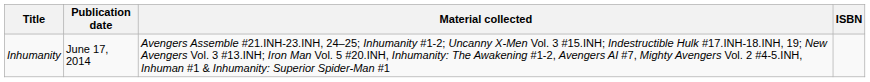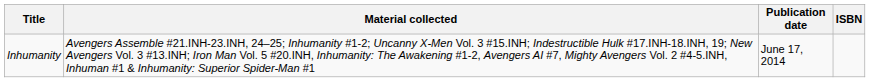columns swapped: (486, 19) <-> (101, 19)
